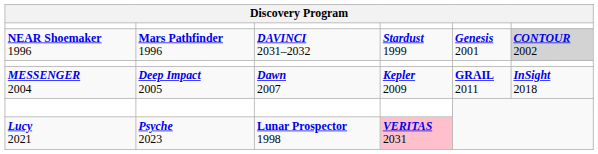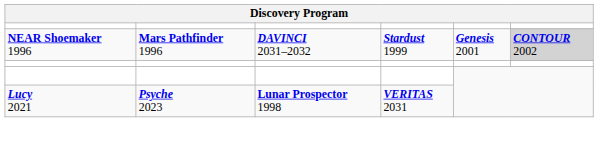- row: (44, 82)
(408, 133) pink background -> (408, 101) no background
